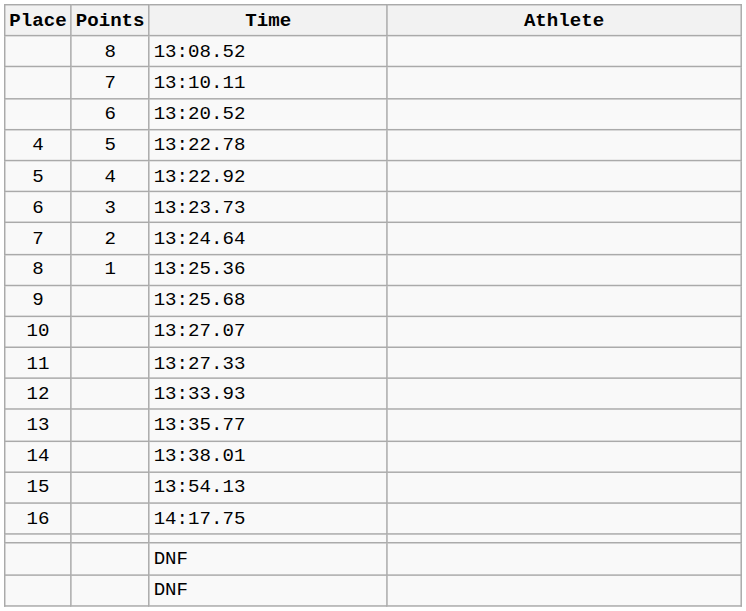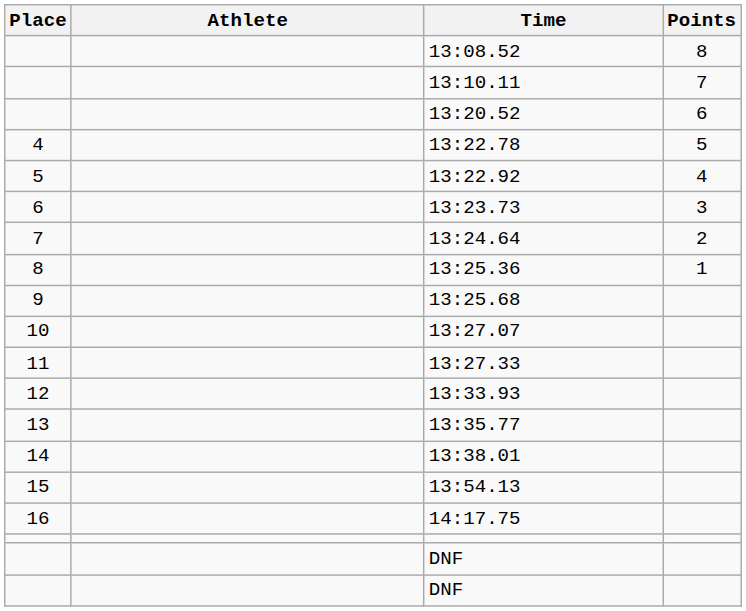columns swapped: (564, 20) <-> (110, 20)
